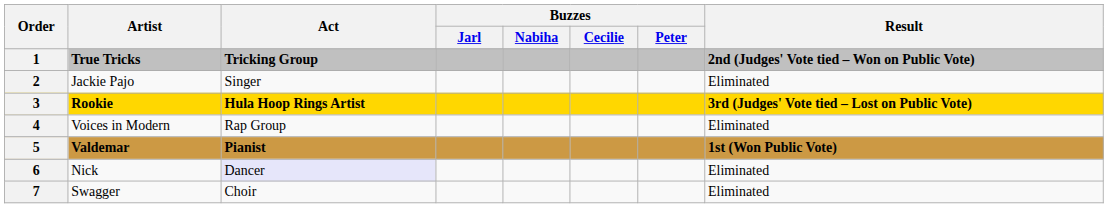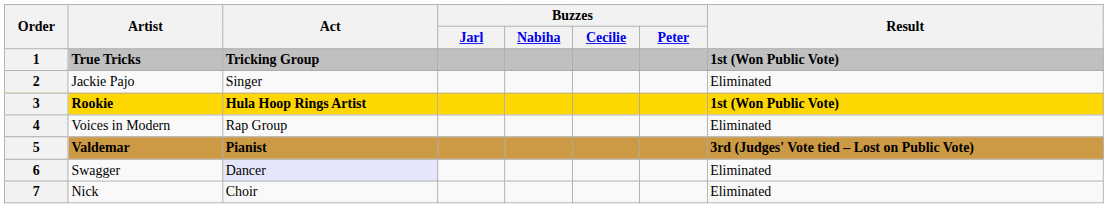(841, 59) 2nd (Judges' Vote tied – Won on Public Vote) -> (775, 59) 1st (Won Public Vote)
(840, 103) 3rd (Judges' Vote tied – Lost on Public Vote) -> (775, 103) 1st (Won Public Vote)
(772, 147) 1st (Won Public Vote) -> (842, 147) 3rd (Judges' Vote tied – Lost on Public Vote)
(85, 170) Nick -> (96, 170) Swagger
(96, 192) Swagger -> (85, 192) Nick
